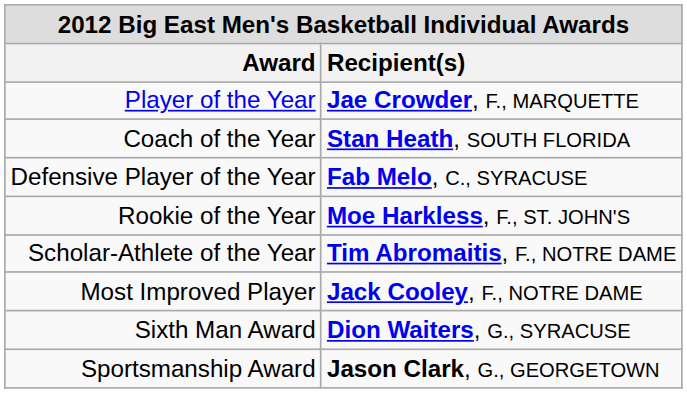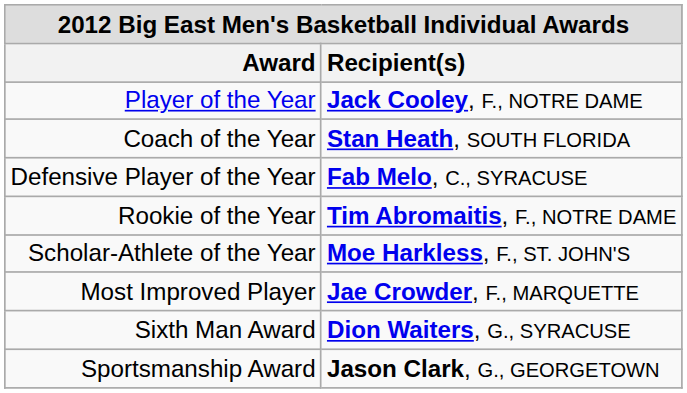(483, 101) Jae Crowder, F., MARQUETTE -> (485, 101) Jack Cooley, F., NOTRE DAME
(479, 215) Moe Harkless, F., ST. JOHN'S -> (502, 215) Tim Abromaitis, F., NOTRE DAME
(502, 254) Tim Abromaitis, F., NOTRE DAME -> (479, 254) Moe Harkless, F., ST. JOHN'S
(485, 292) Jack Cooley, F., NOTRE DAME -> (483, 292) Jae Crowder, F., MARQUETTE
